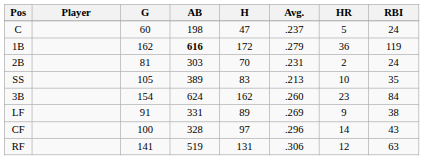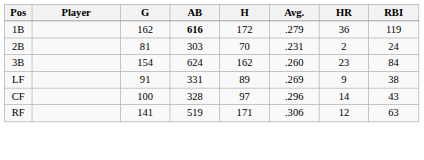- row: (18, 29)
- row: (18, 79)
(245, 146) 131 -> (245, 113) 171
